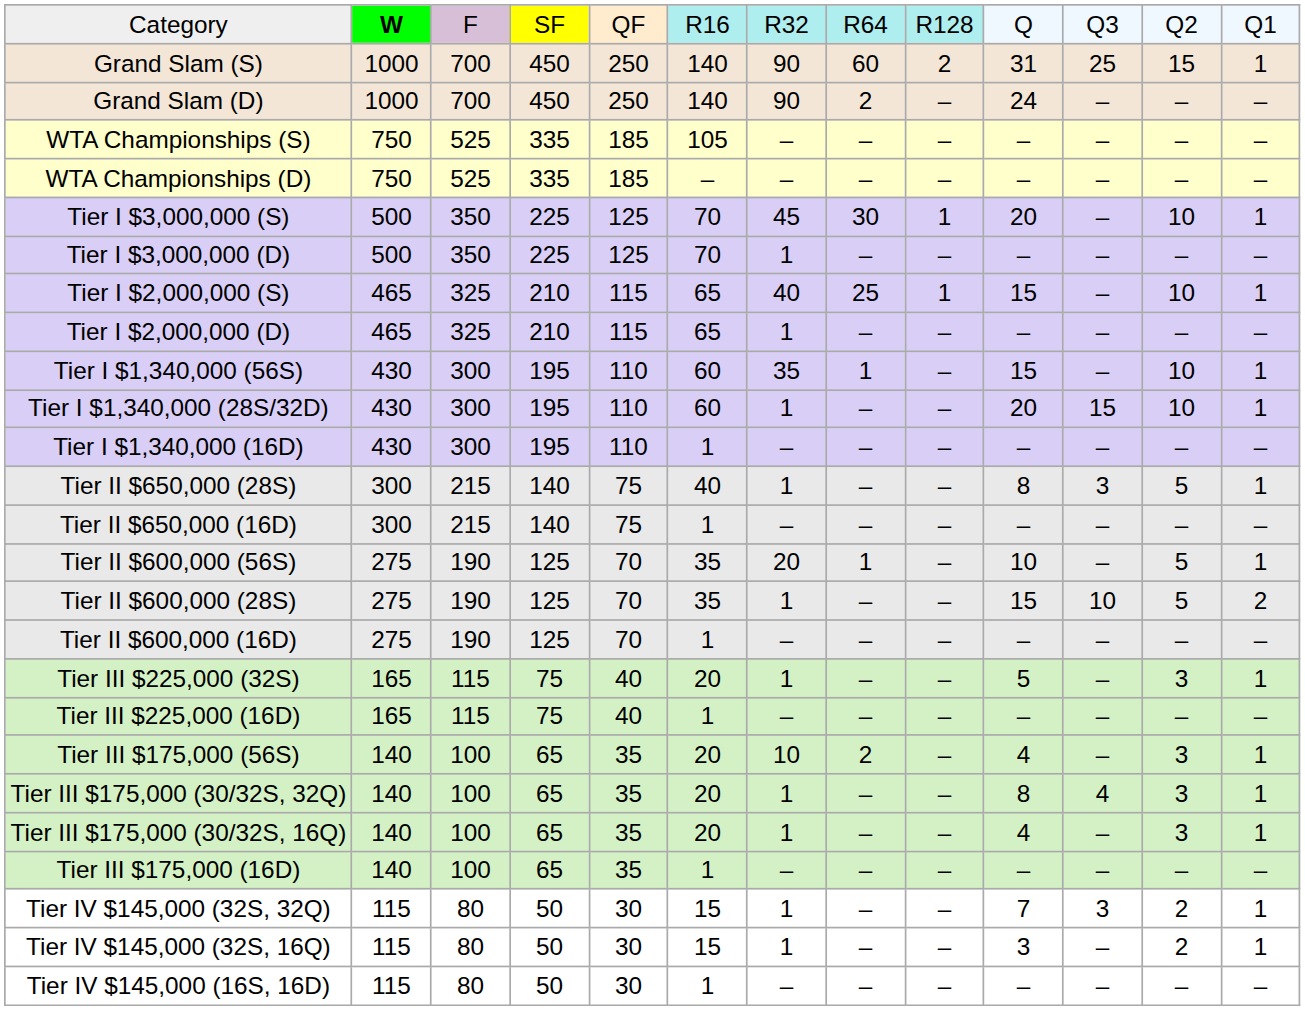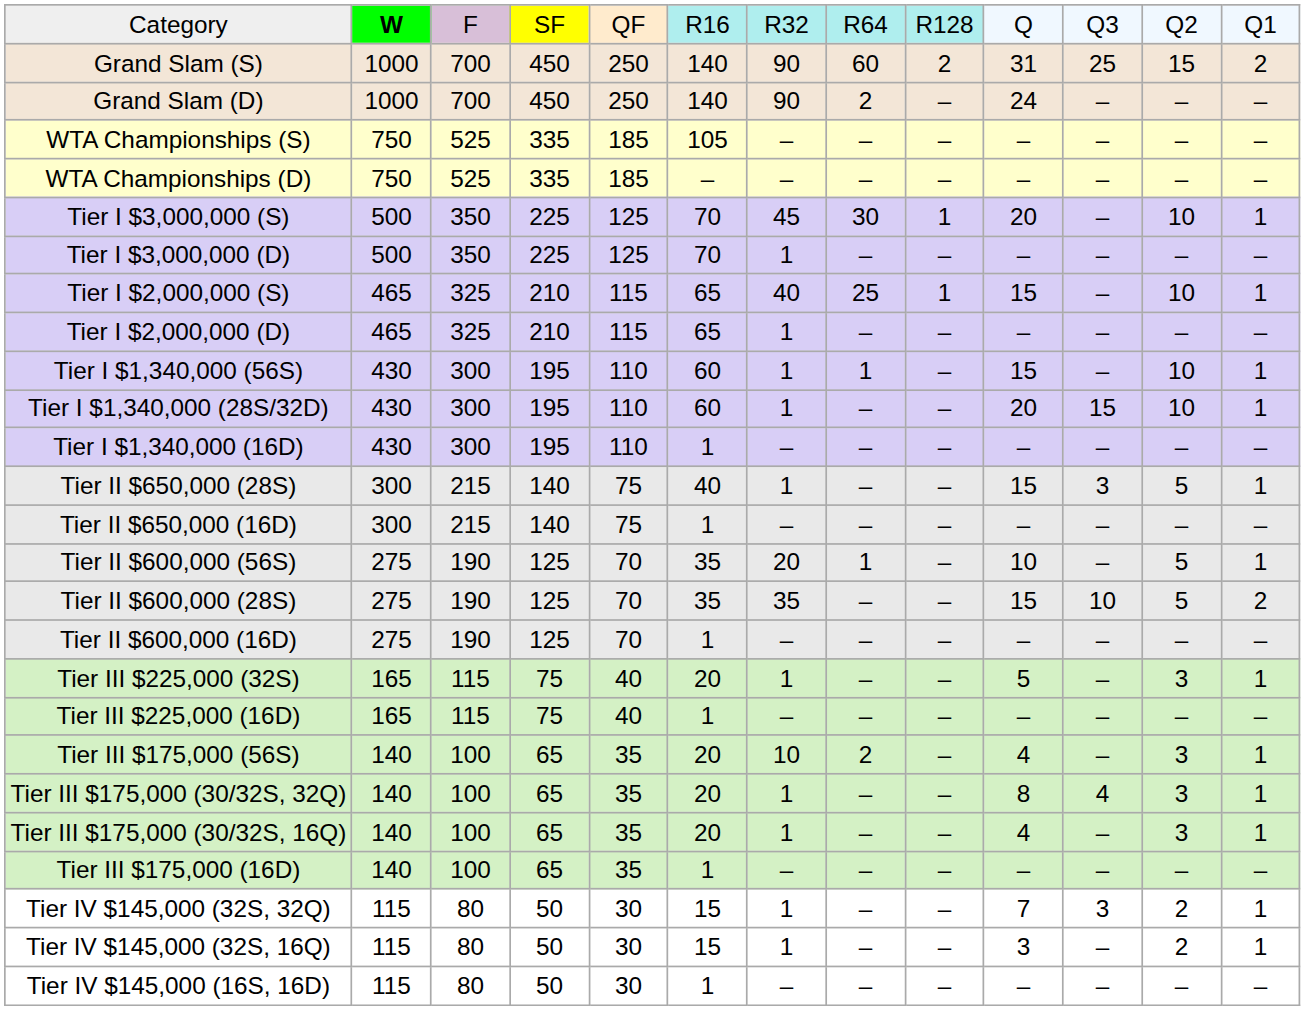(1261, 63) 1 -> (1261, 63) 2
(787, 370) 35 -> (787, 370) 1
(1024, 486) 8 -> (1024, 486) 15
(787, 601) 1 -> (787, 601) 35
